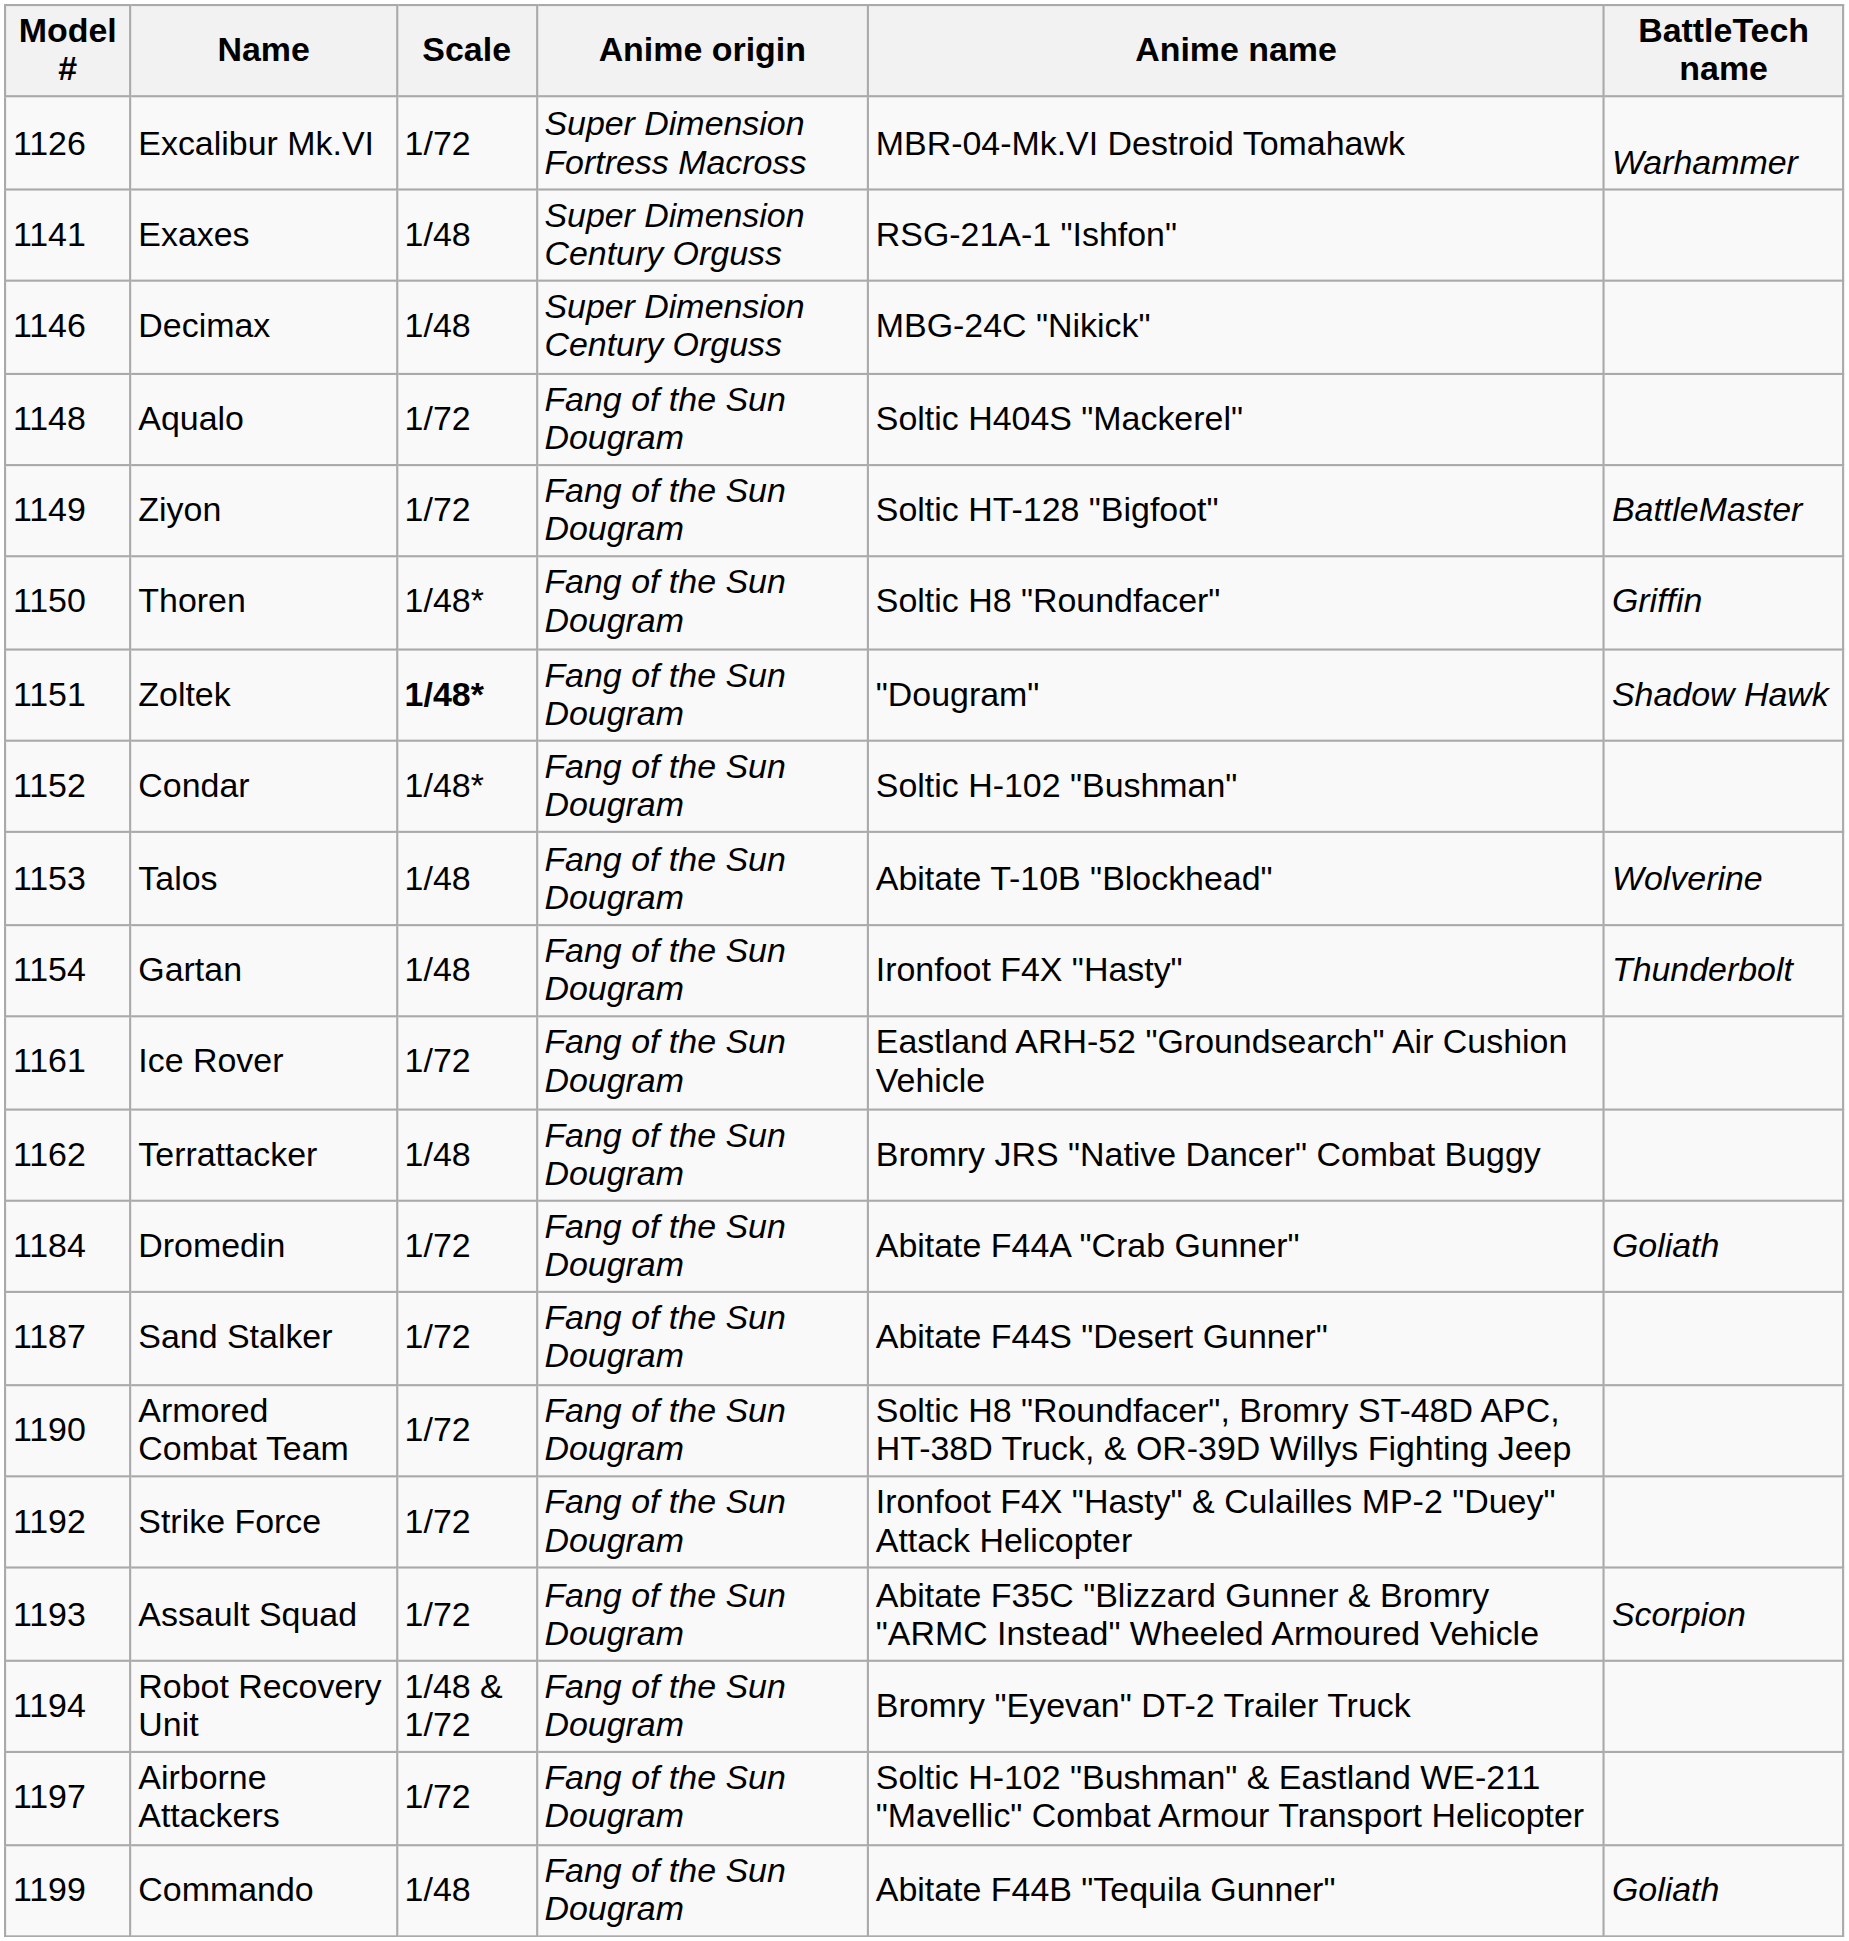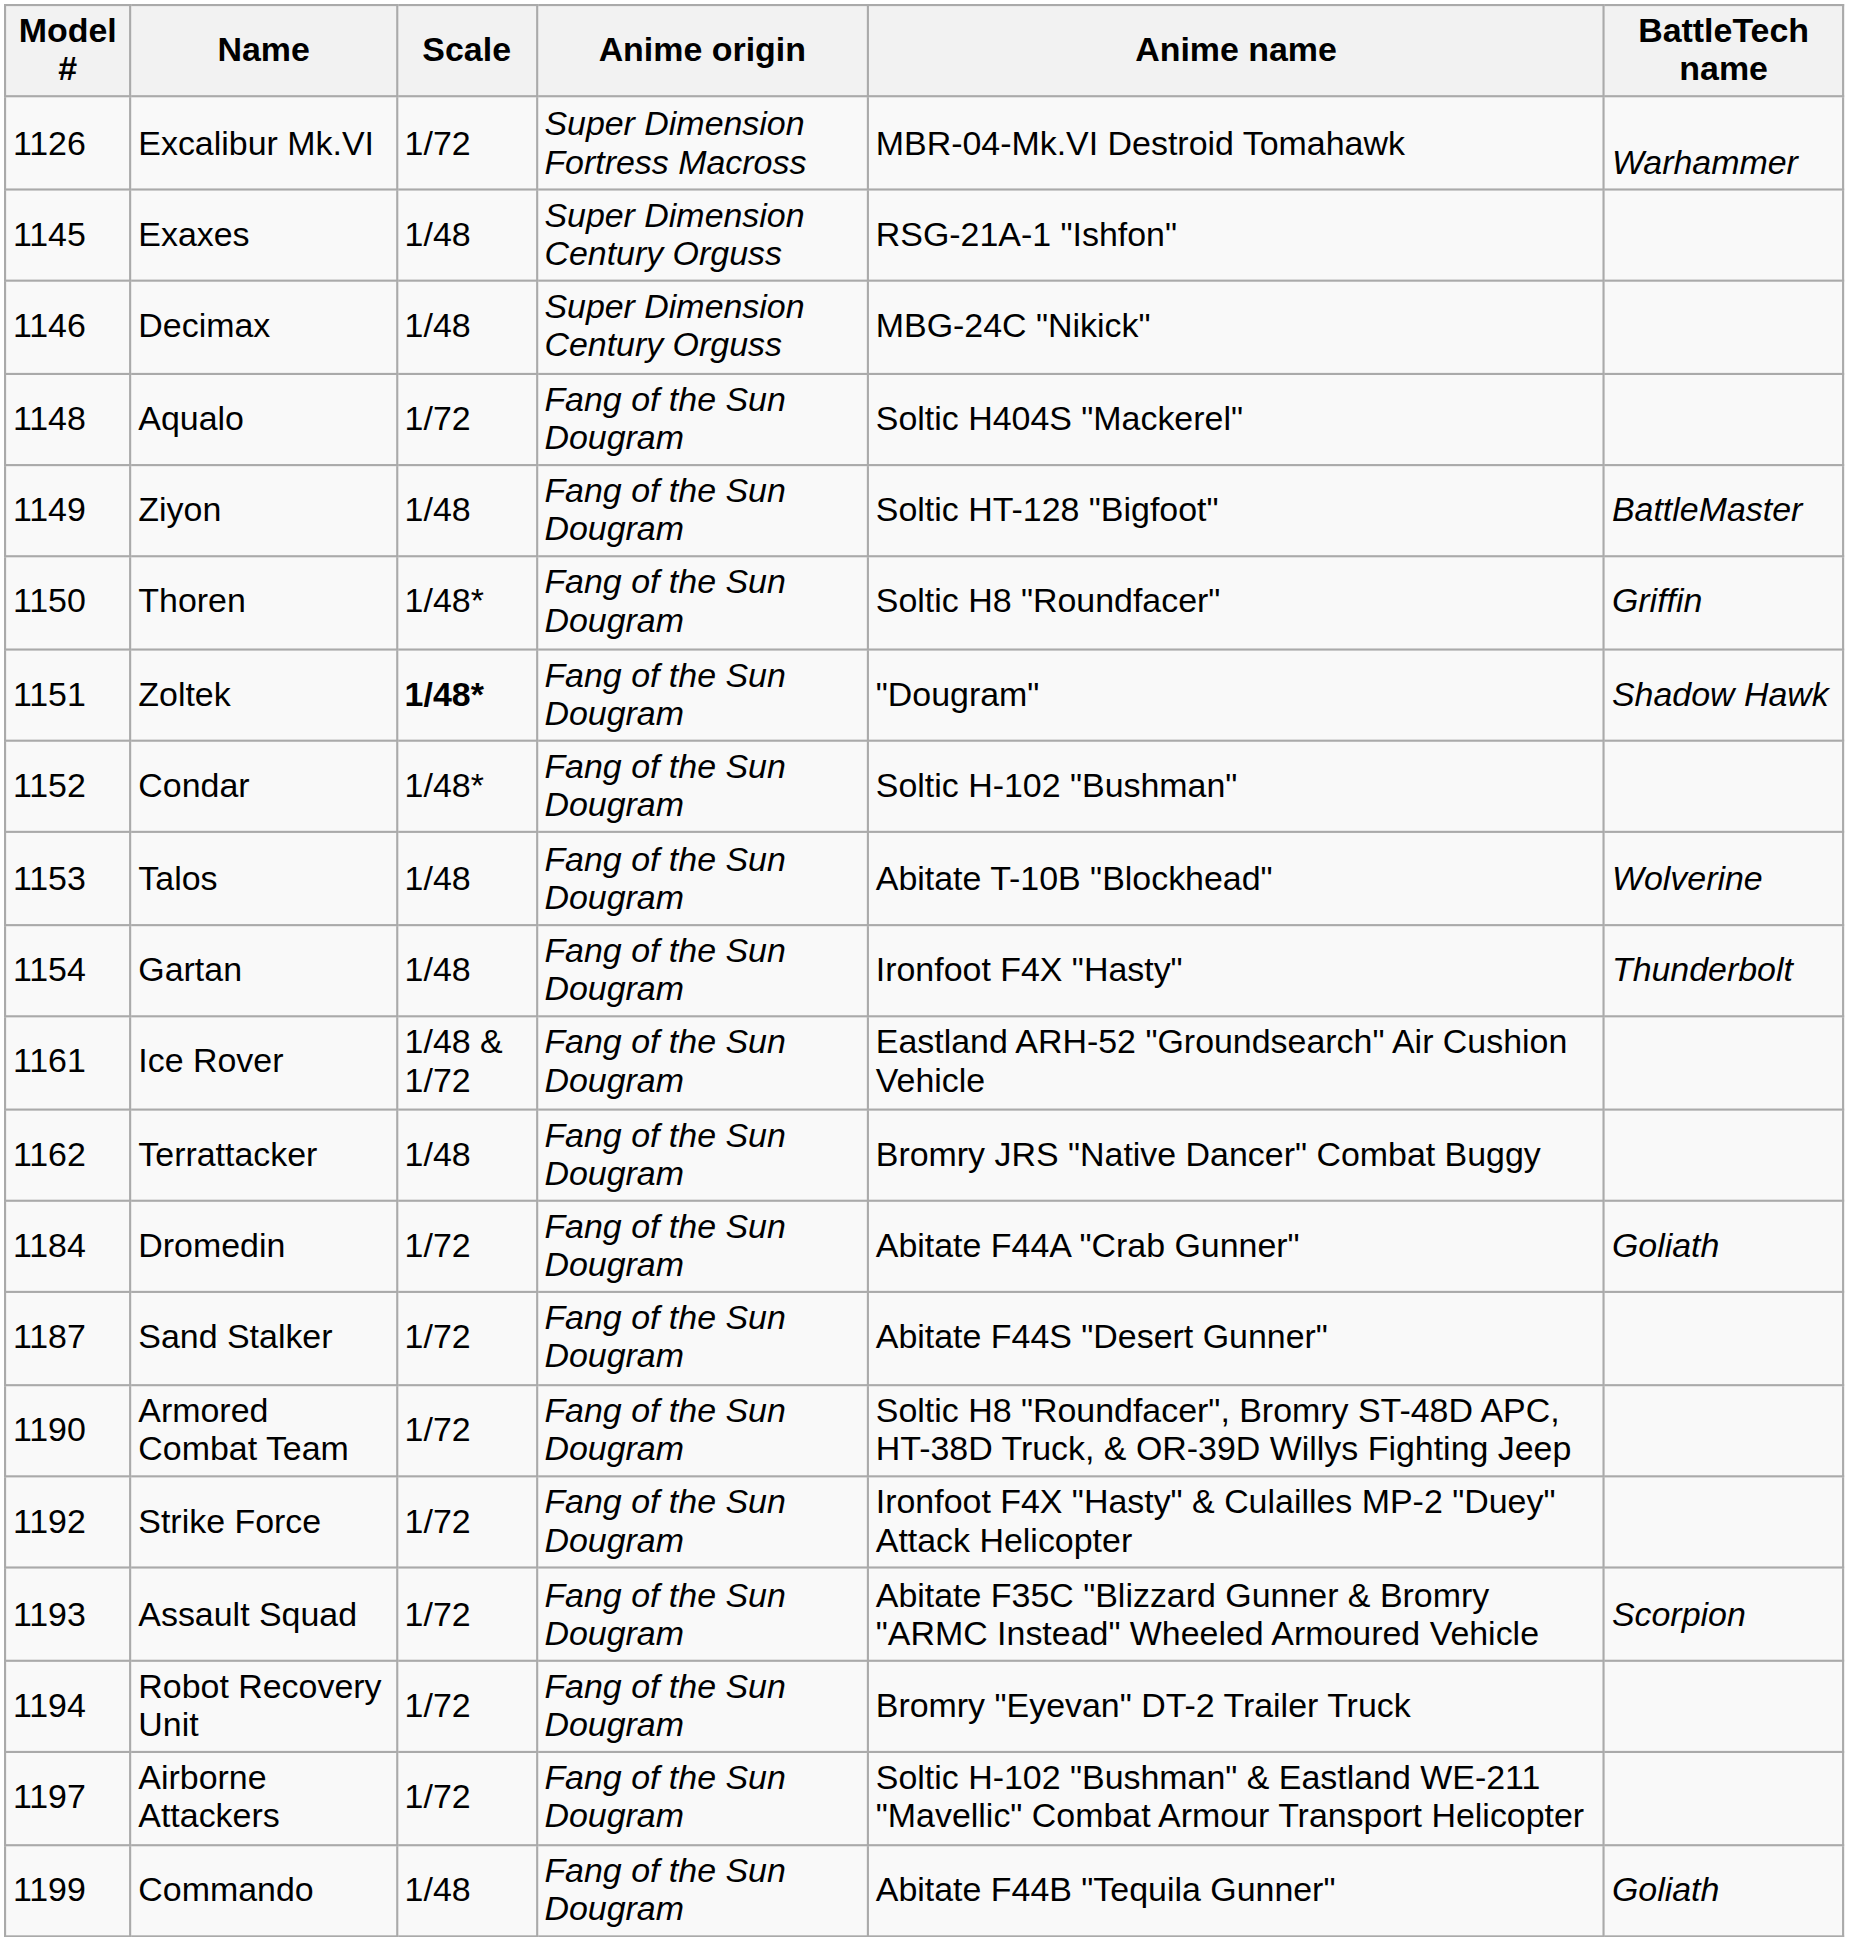(49, 234) 1141 -> (49, 234) 1145
(438, 510) 1/72 -> (438, 510) 1/48
(438, 1061) 1/72 -> (454, 1061) 1/48 & 1/72
(454, 1705) 1/48 & 1/72 -> (438, 1705) 1/72
